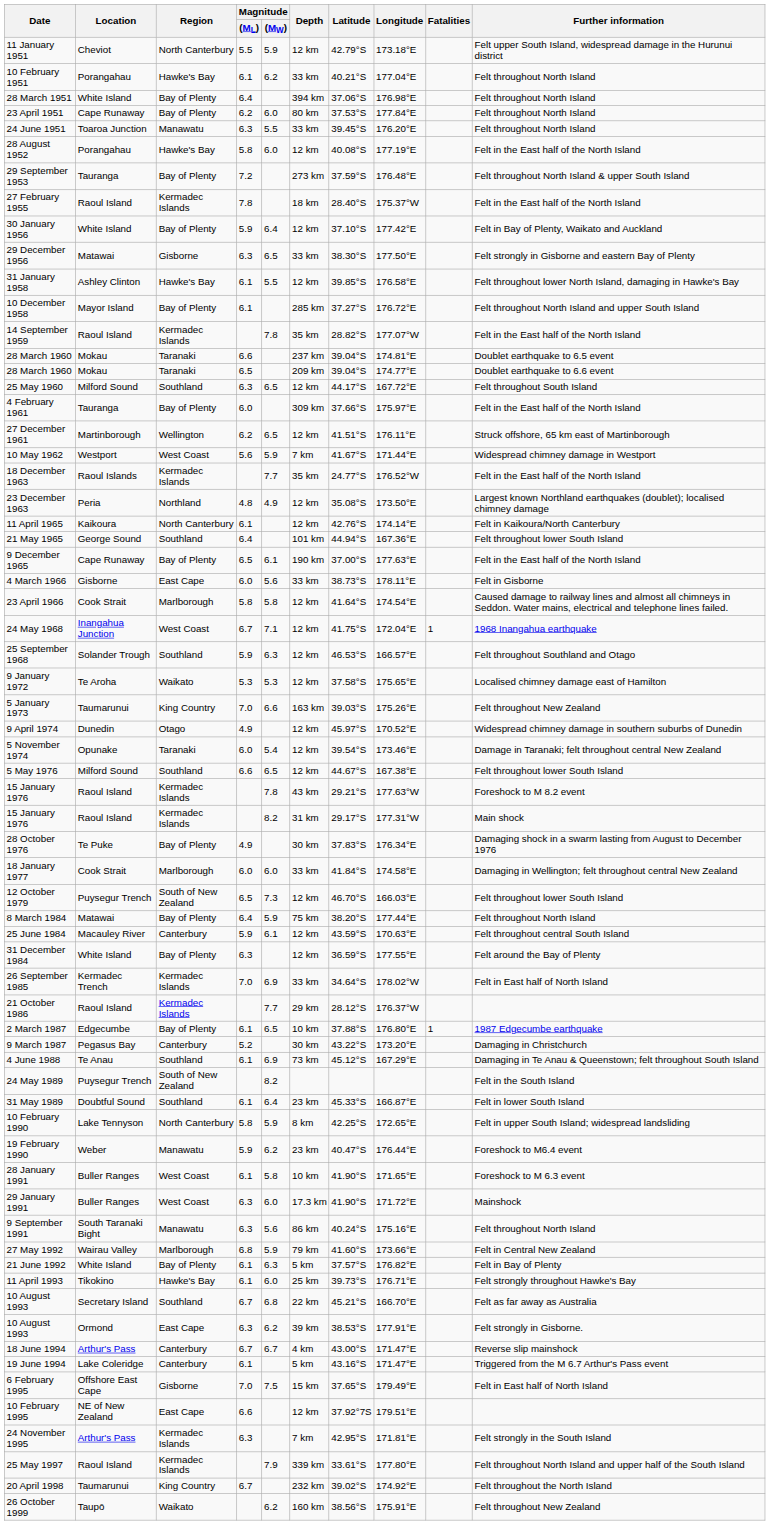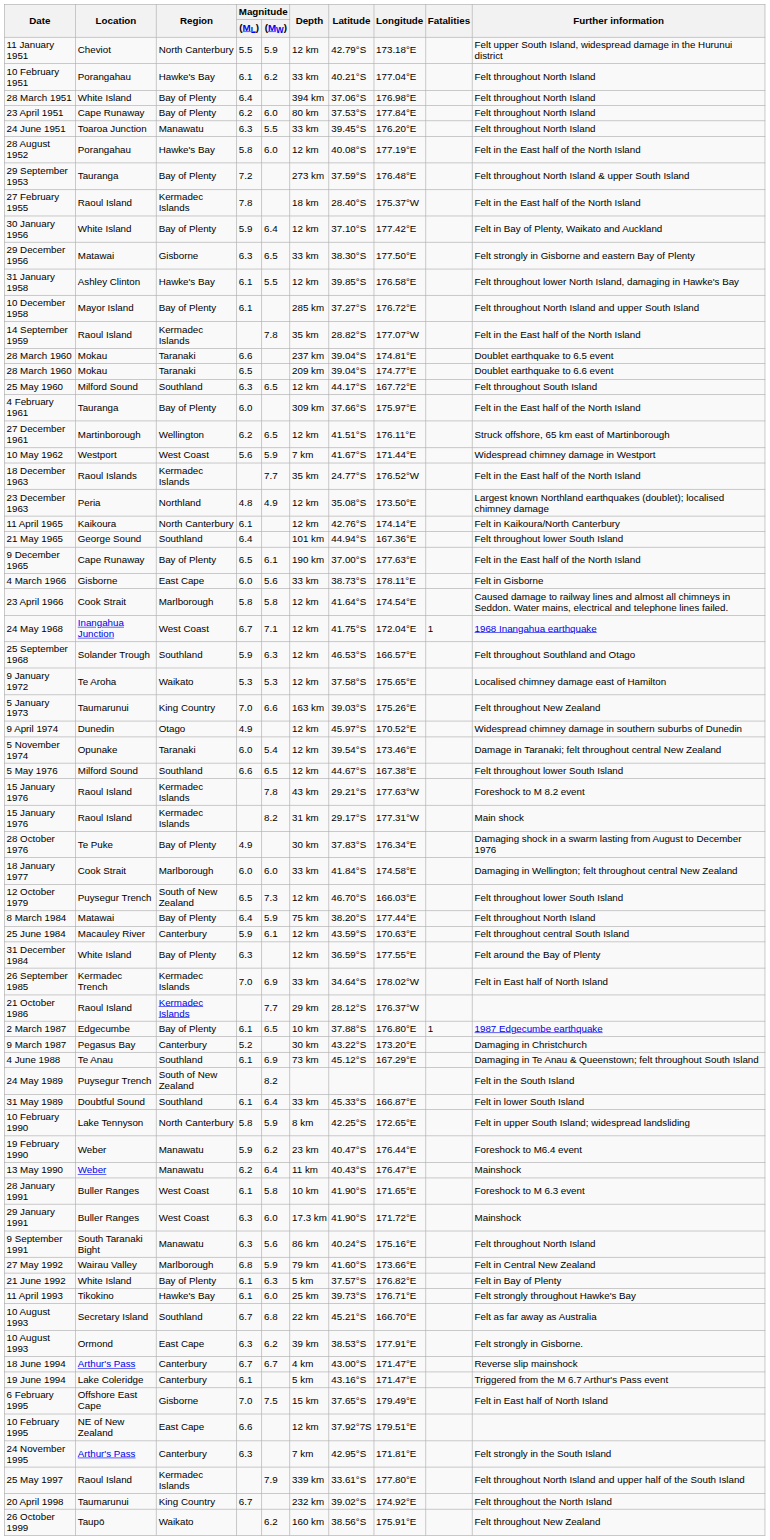(305, 1102) 23 km -> (305, 1102) 33 km
+ row: (35, 1170)
(181, 1438) Kermadec Islands -> (183, 1454) Canterbury
